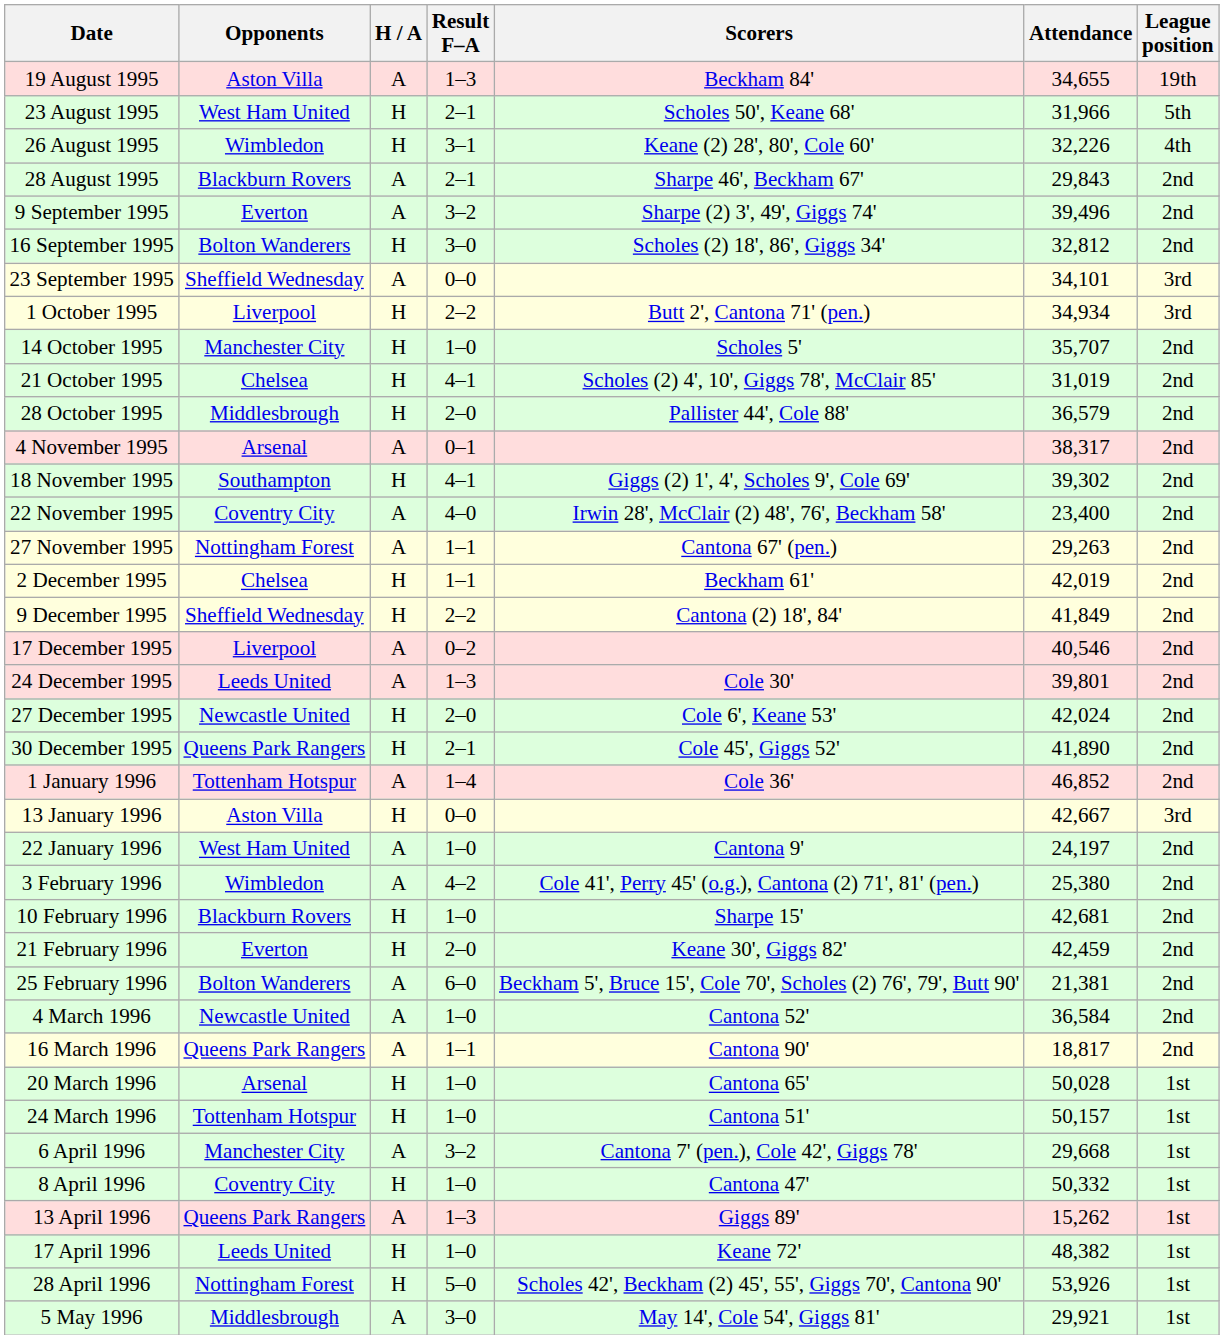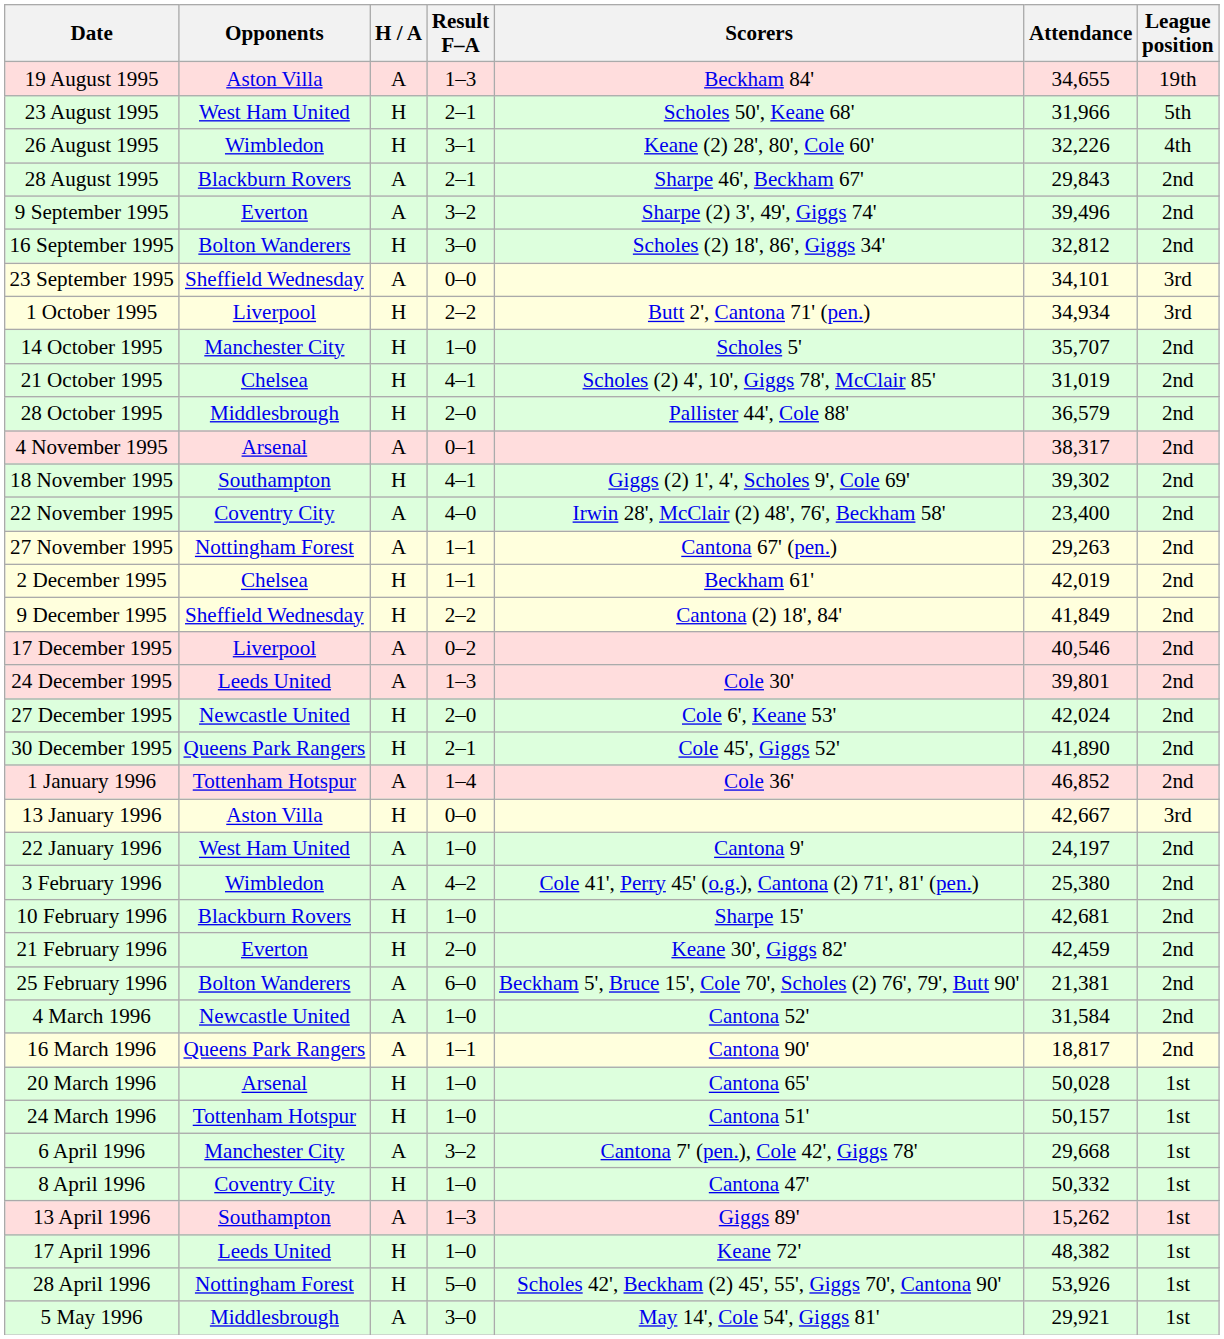(1081, 1016) 36,584 -> (1081, 1016) 31,584
(274, 1217) Queens Park Rangers -> (274, 1217) Southampton
